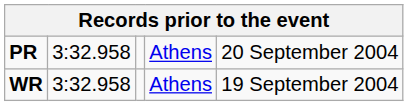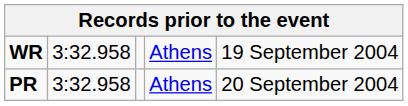rows swapped: (23, 52) <-> (26, 84)
